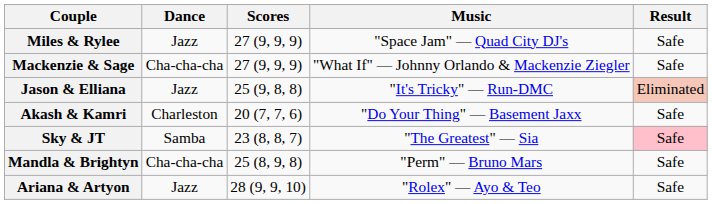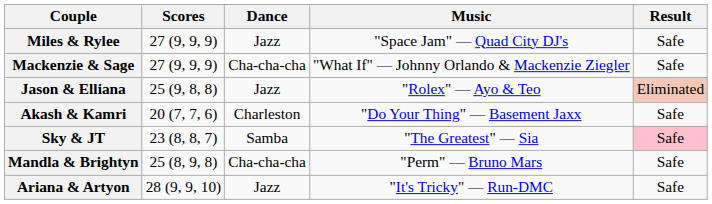columns swapped: (268, 16) <-> (184, 16)
(471, 89) "It's Tricky" — Run-DMC -> (471, 89) "Rolex" — Ayo & Teo
(471, 187) "Rolex" — Ayo & Teo -> (471, 187) "It's Tricky" — Run-DMC
